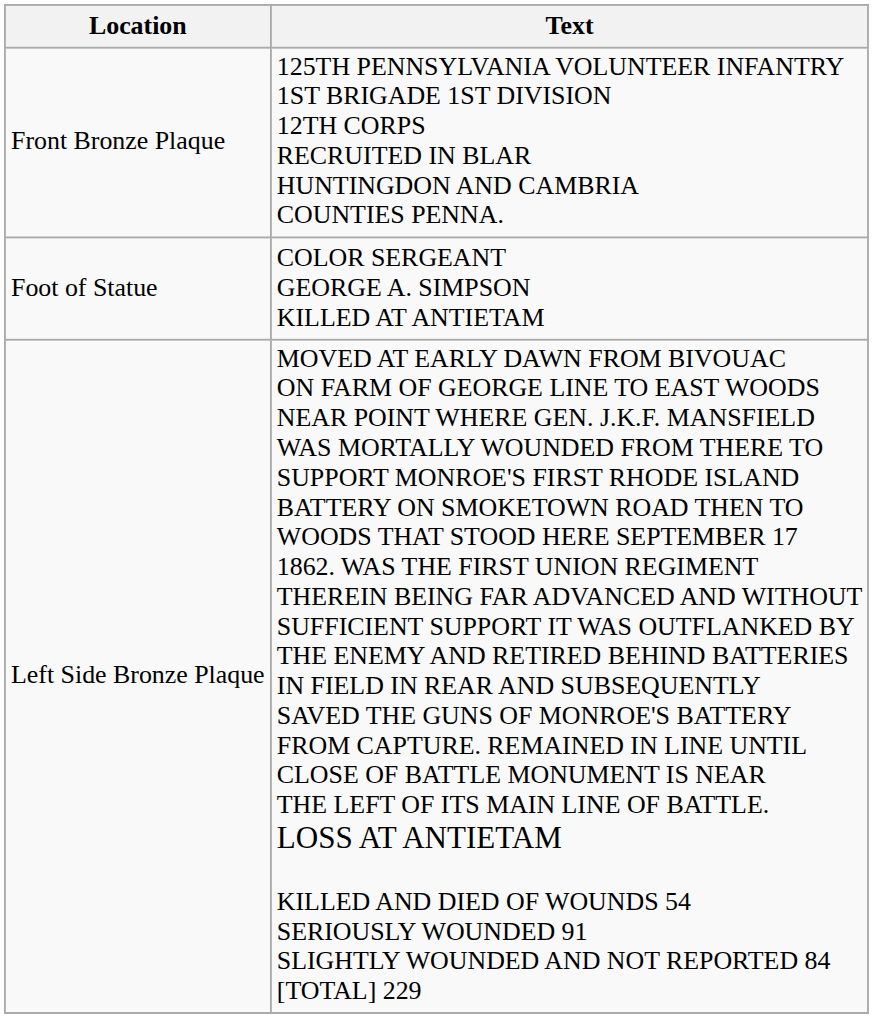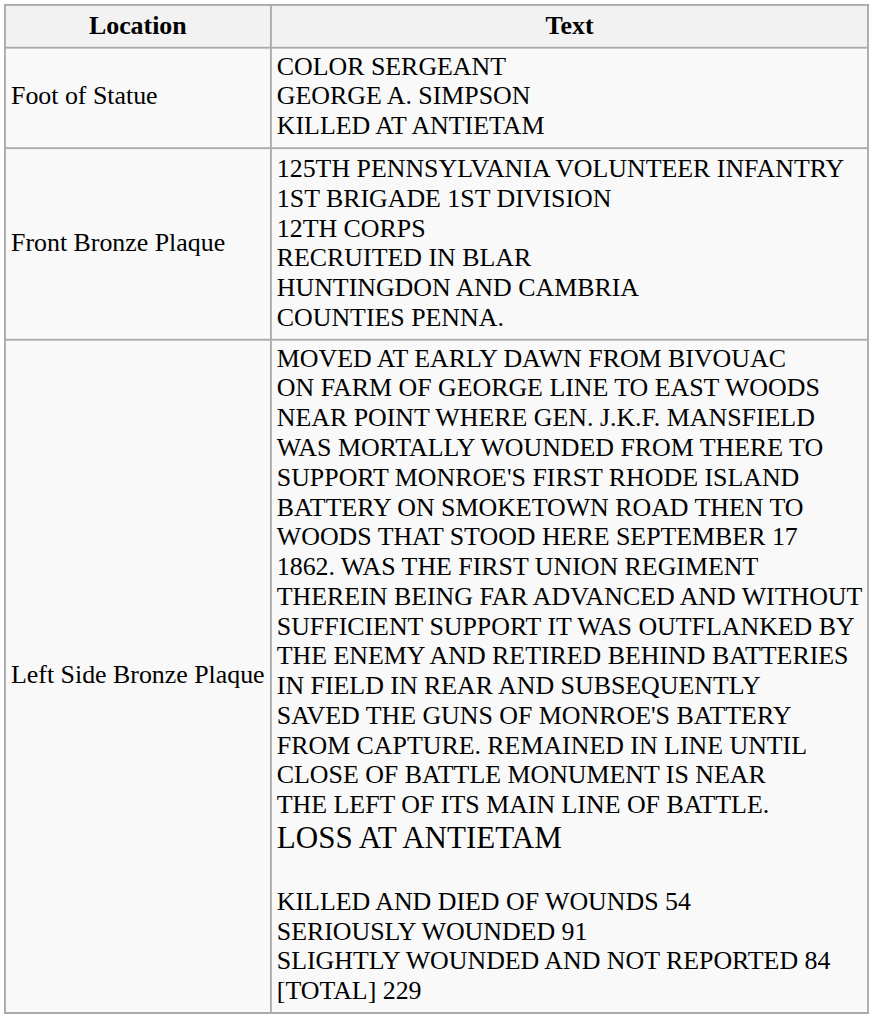rows swapped: (84, 287) <-> (118, 141)
